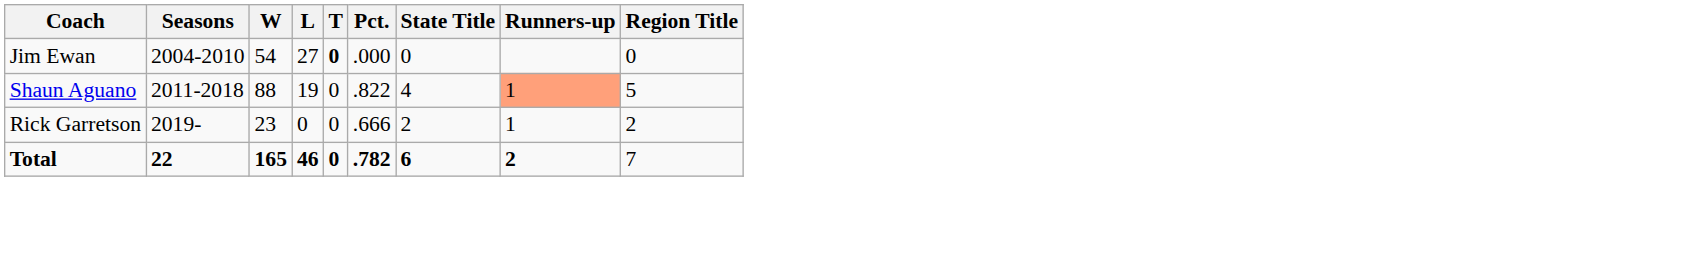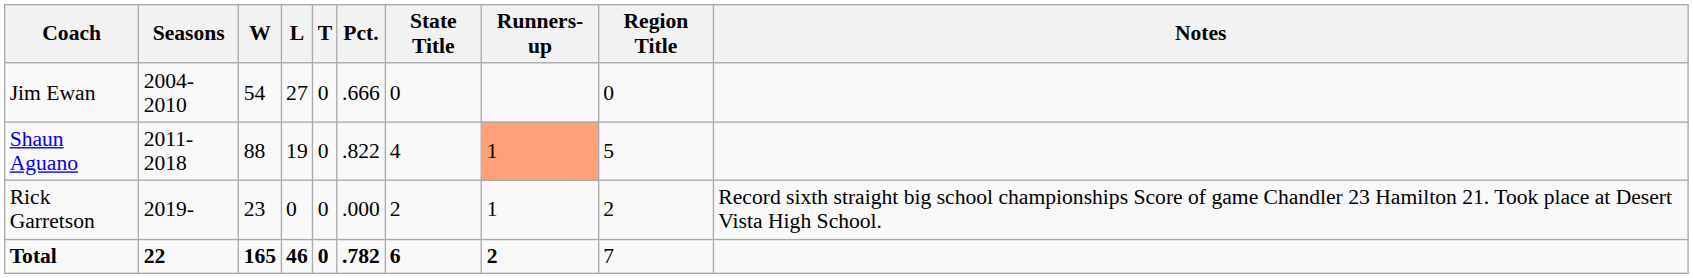+ column: (1201, 33)
(334, 55) bold -> (323, 92) normal
(372, 55) .000 -> (361, 92) .666
(372, 124) .666 -> (361, 209) .000
